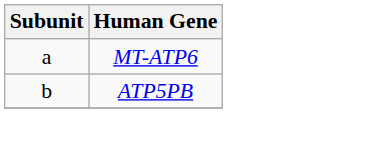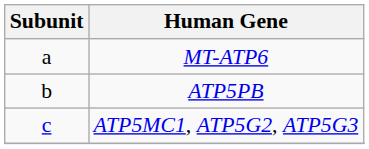+ row: (226, 125)
